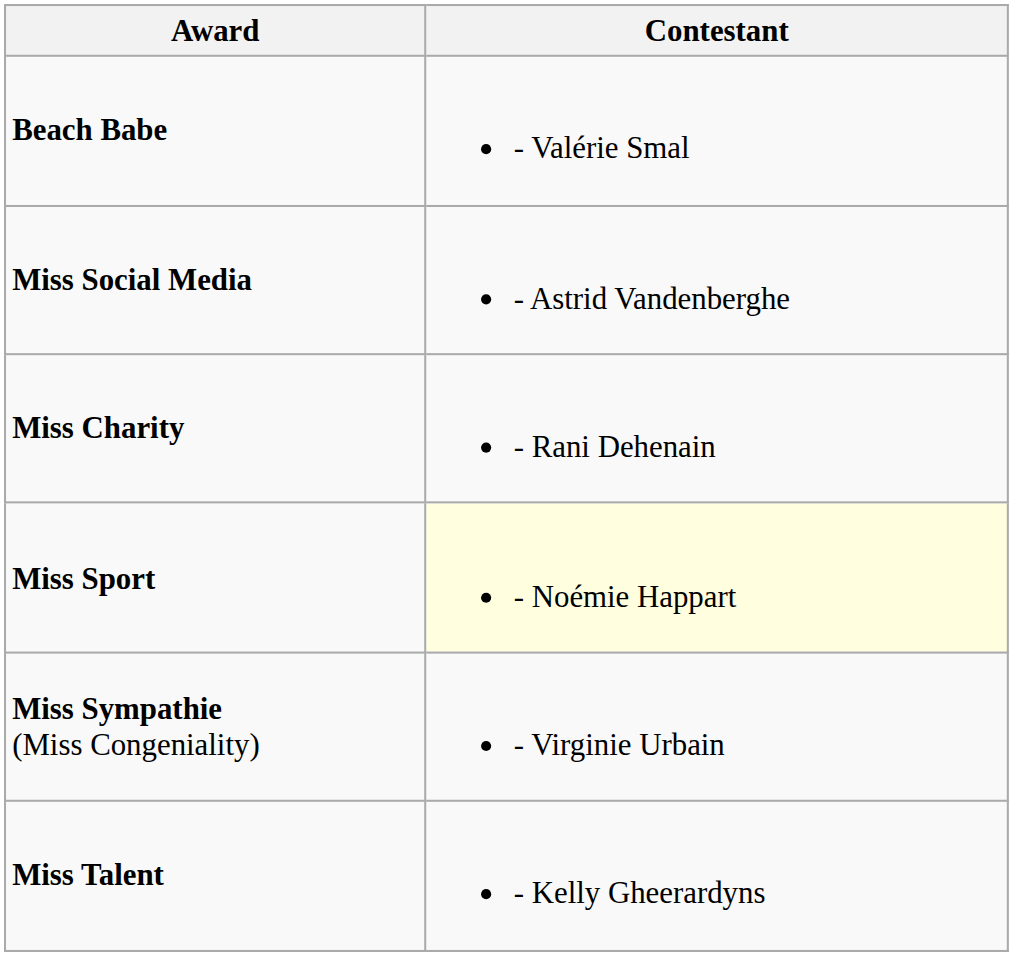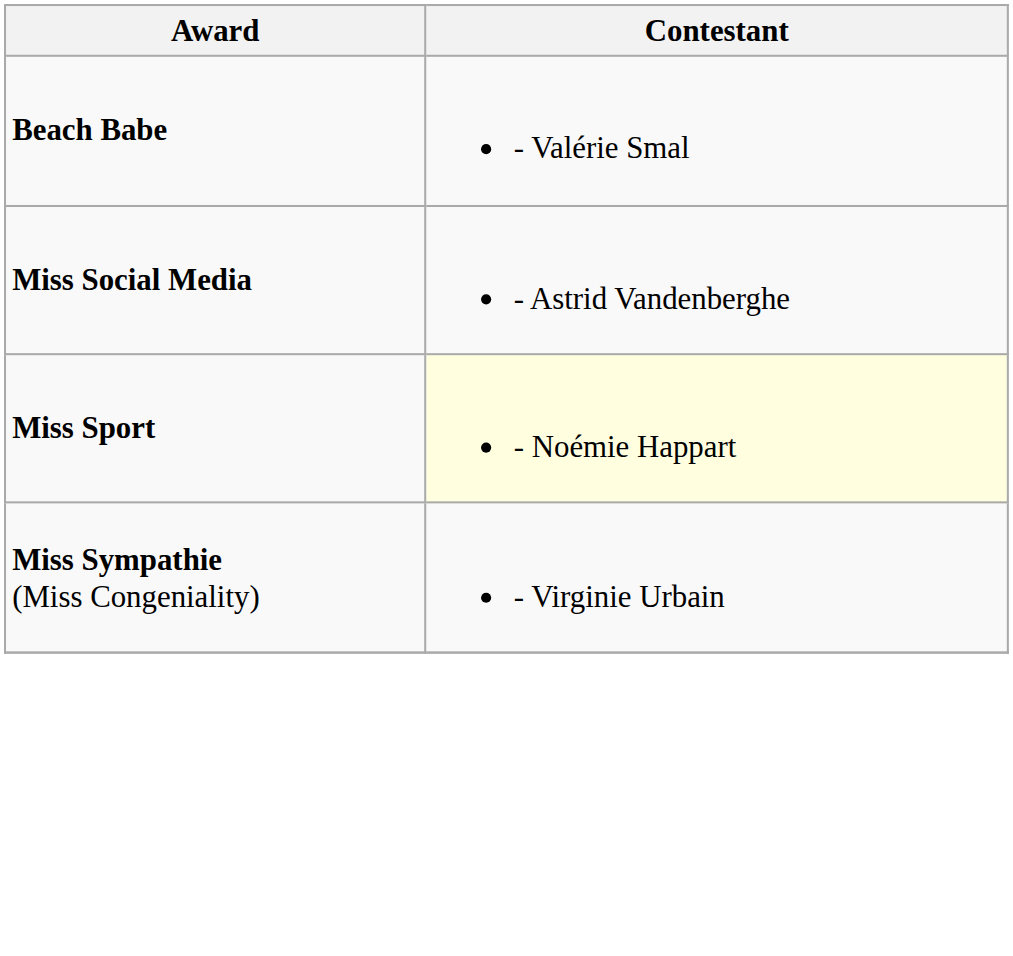- row: (98, 428)
- row: (88, 875)
